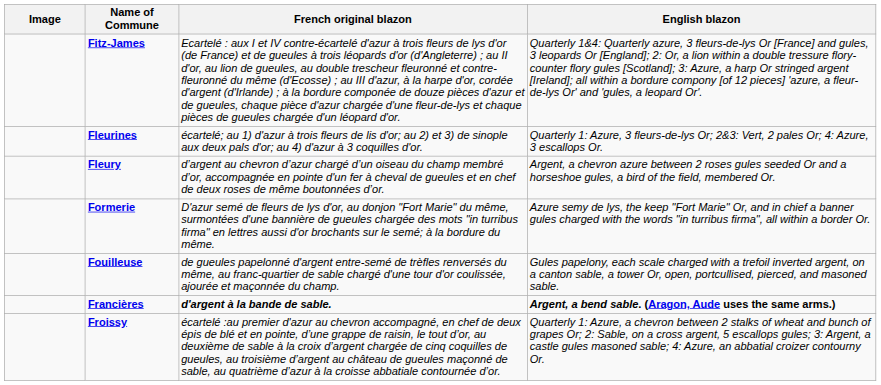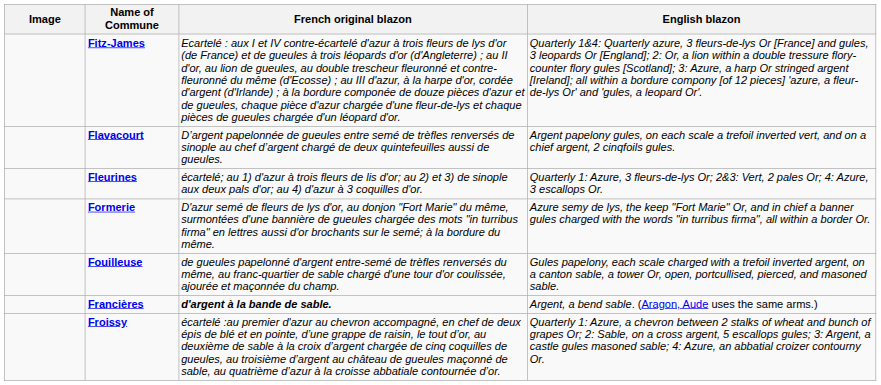+ row: (116, 135)
- row: (104, 165)
(683, 304) bold -> (674, 304) normal
